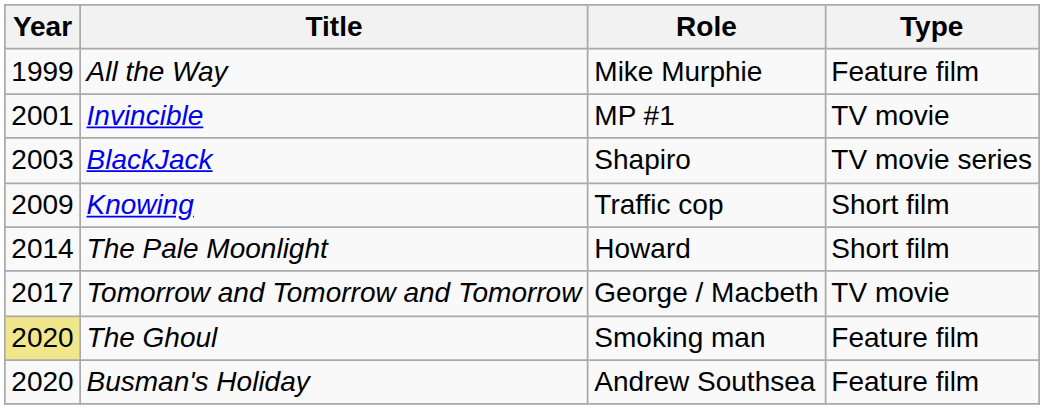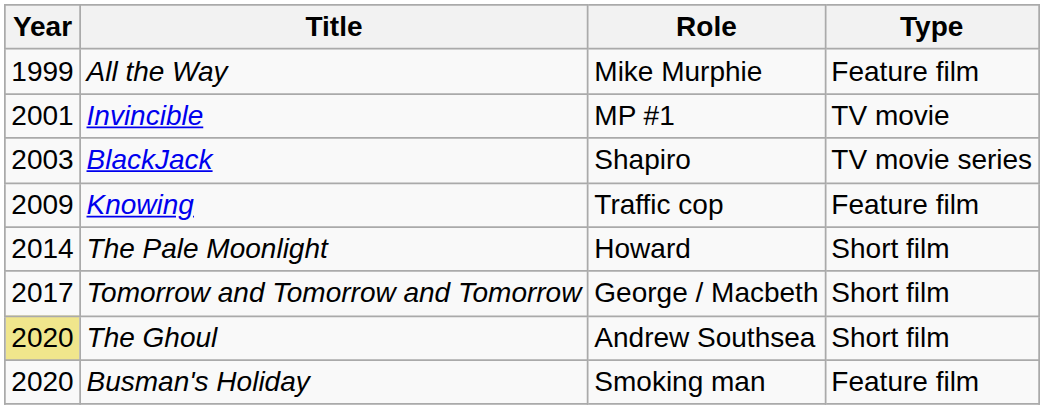(890, 204) Short film -> (905, 204) Feature film
(890, 293) TV movie -> (890, 293) Short film
(680, 337) Smoking man -> (705, 337) Andrew Southsea
(905, 337) Feature film -> (890, 337) Short film
(705, 381) Andrew Southsea -> (680, 381) Smoking man
